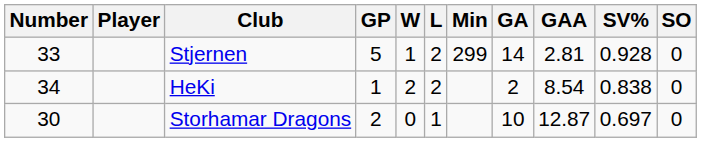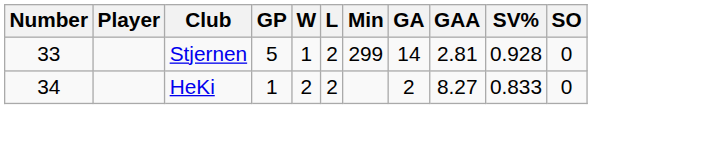(564, 86) 8.54 -> (457, 86) 8.27
(626, 86) 0.838 -> (516, 86) 0.833
- row: (260, 119)
